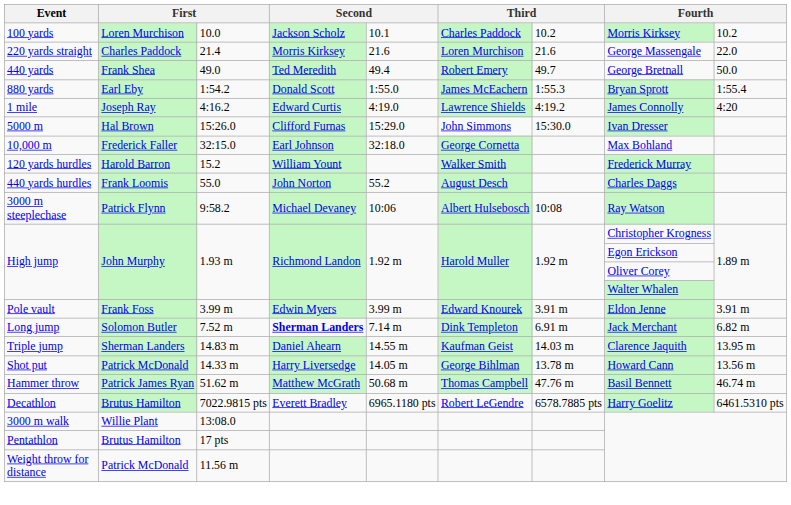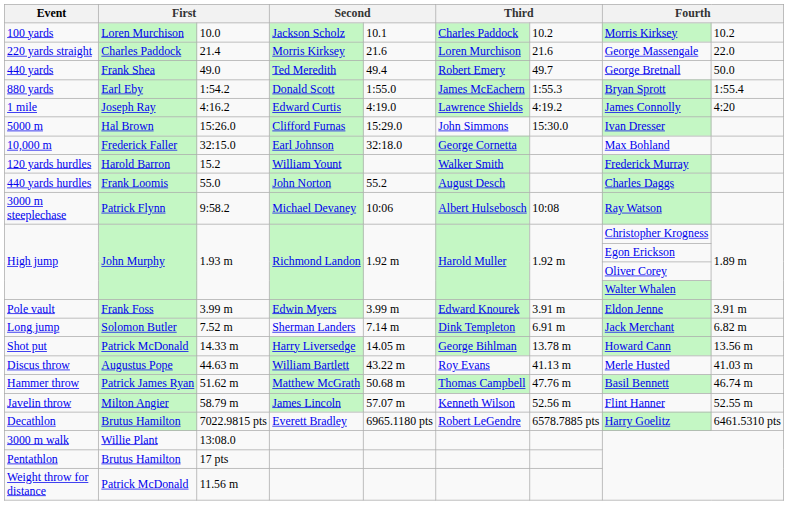(318, 327) bold -> (314, 327) normal
- row: (35, 346)
+ row: (39, 365)
+ row: (39, 402)
